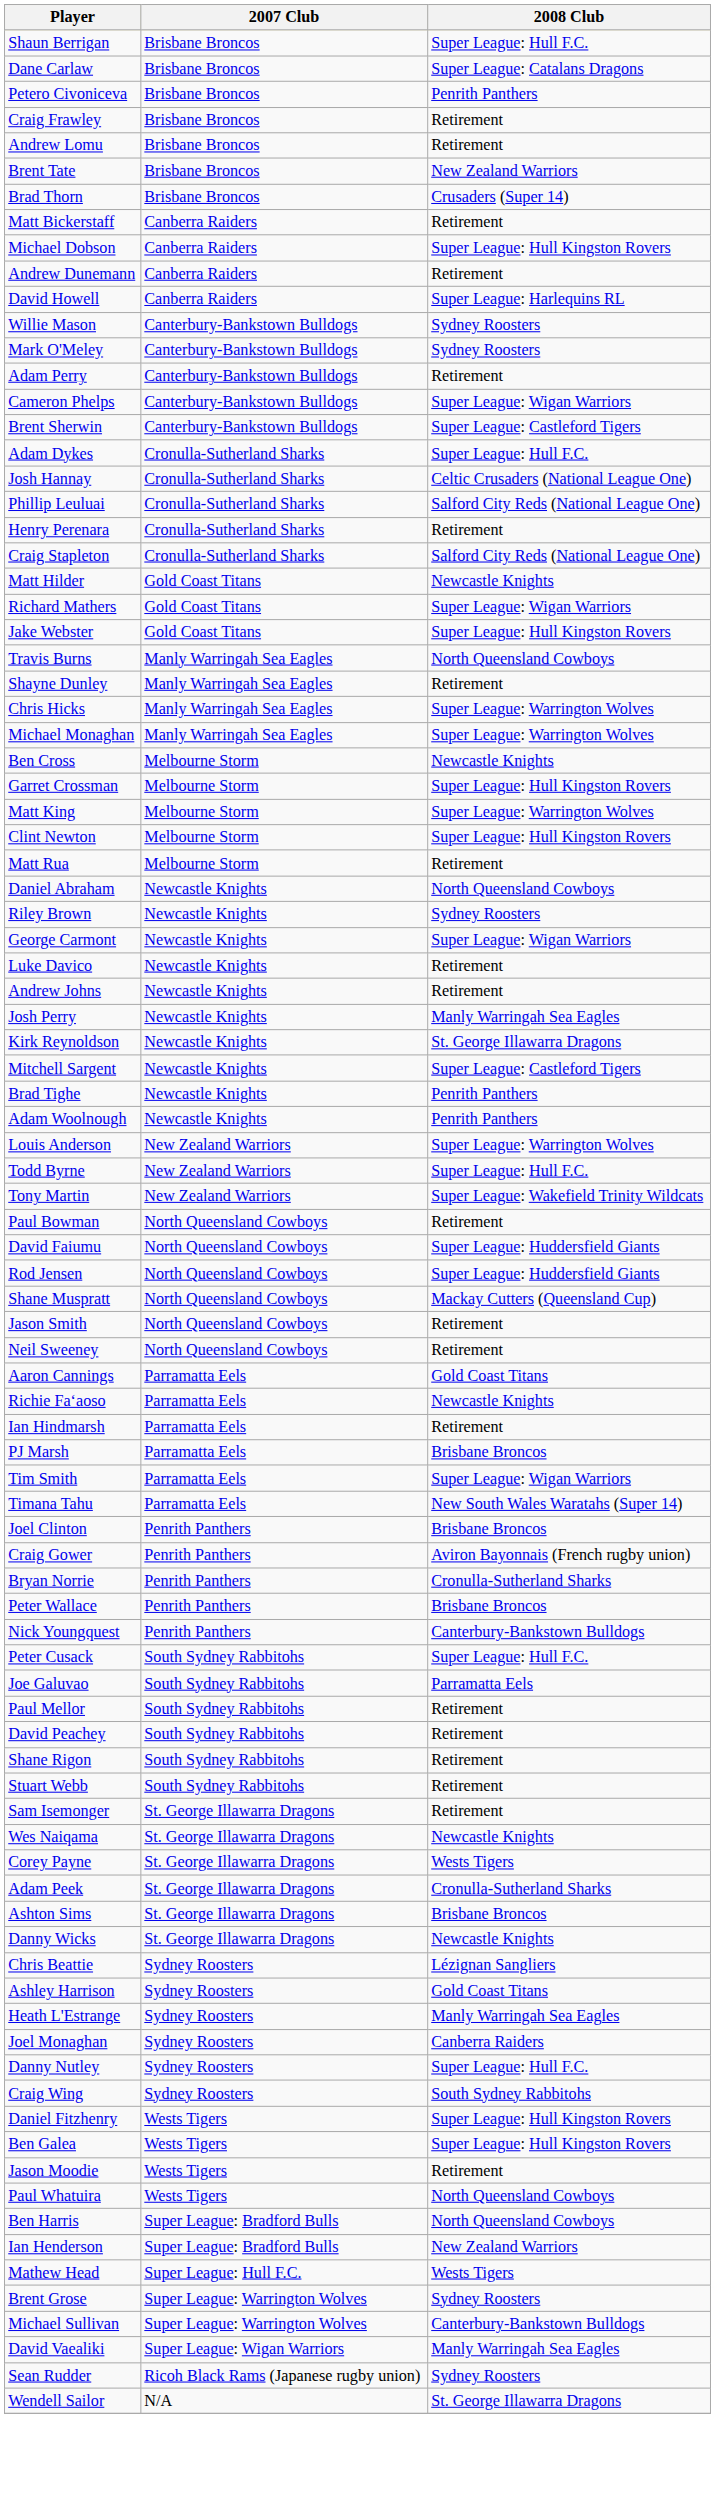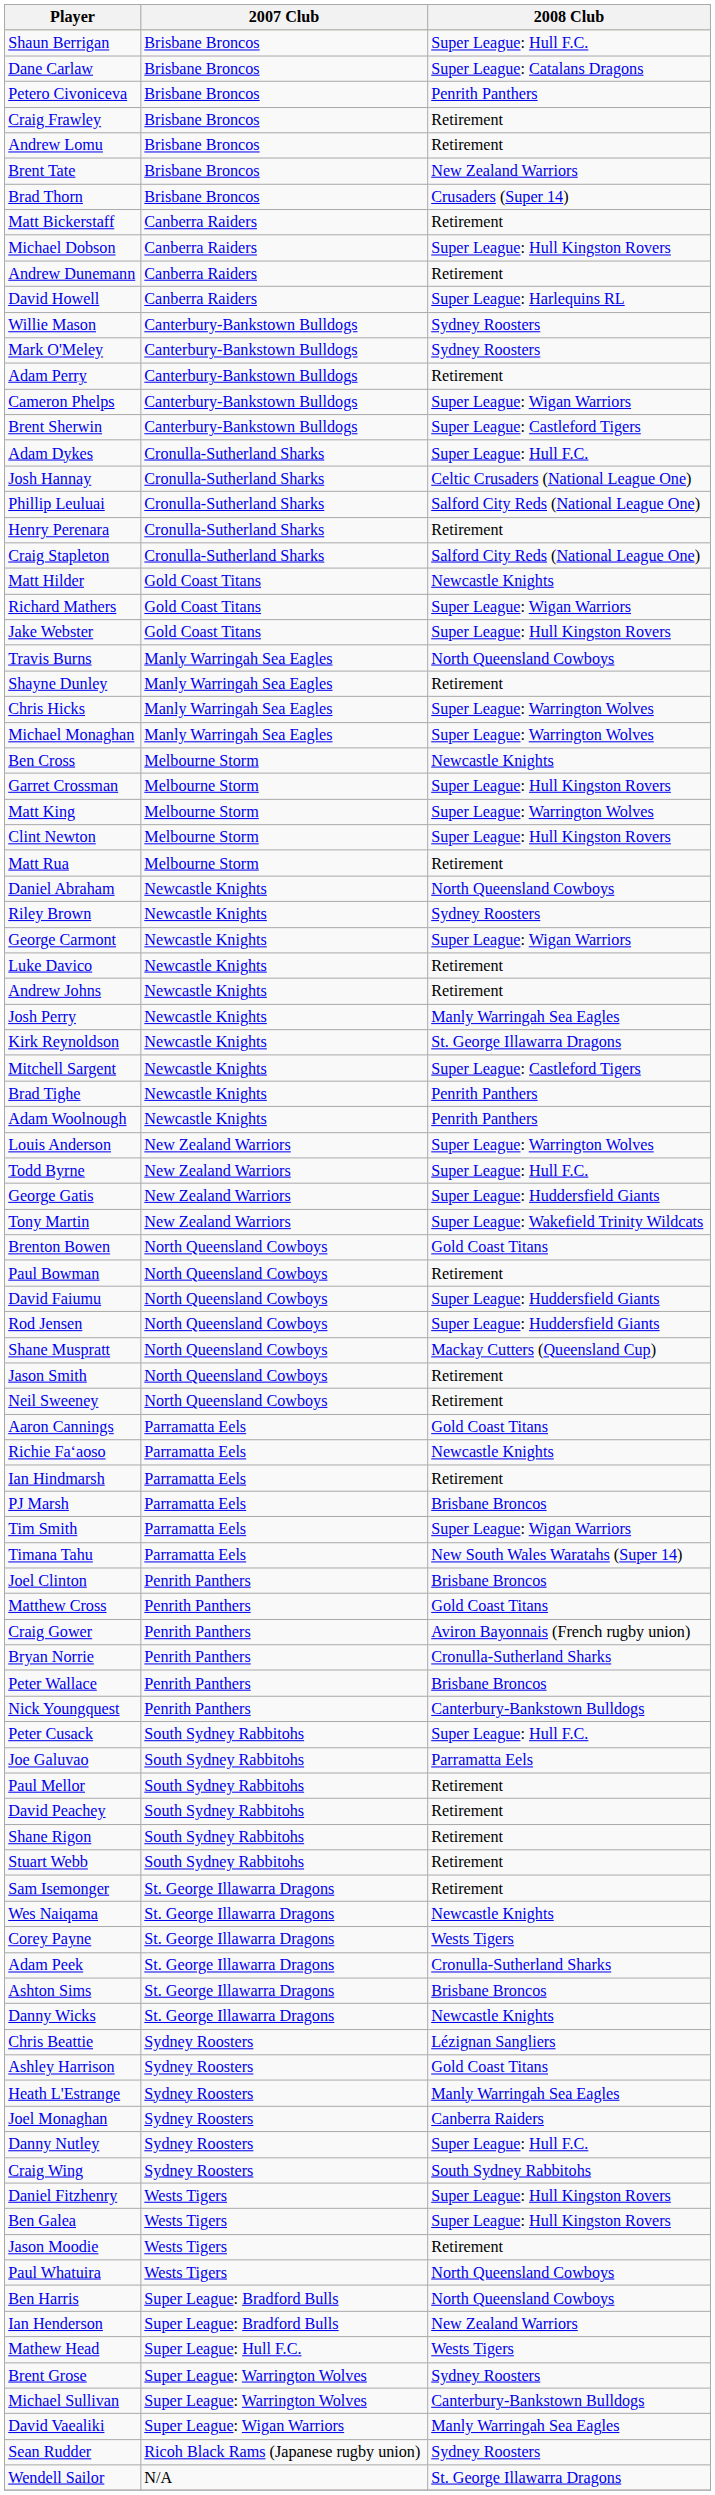+ row: (51, 1196)
+ row: (59, 1247)
+ row: (57, 1606)
